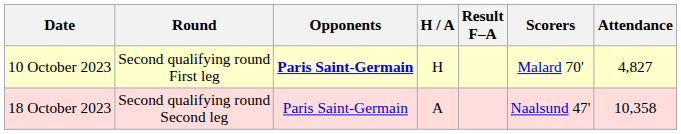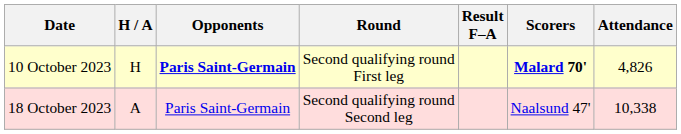columns swapped: (194, 25) <-> (438, 25)
(551, 66) normal -> (551, 66) bold
(635, 66) 4,827 -> (635, 66) 4,826
(635, 108) 10,358 -> (635, 108) 10,338
